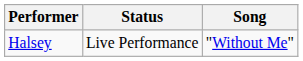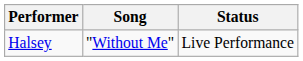columns swapped: (250, 16) <-> (142, 16)
